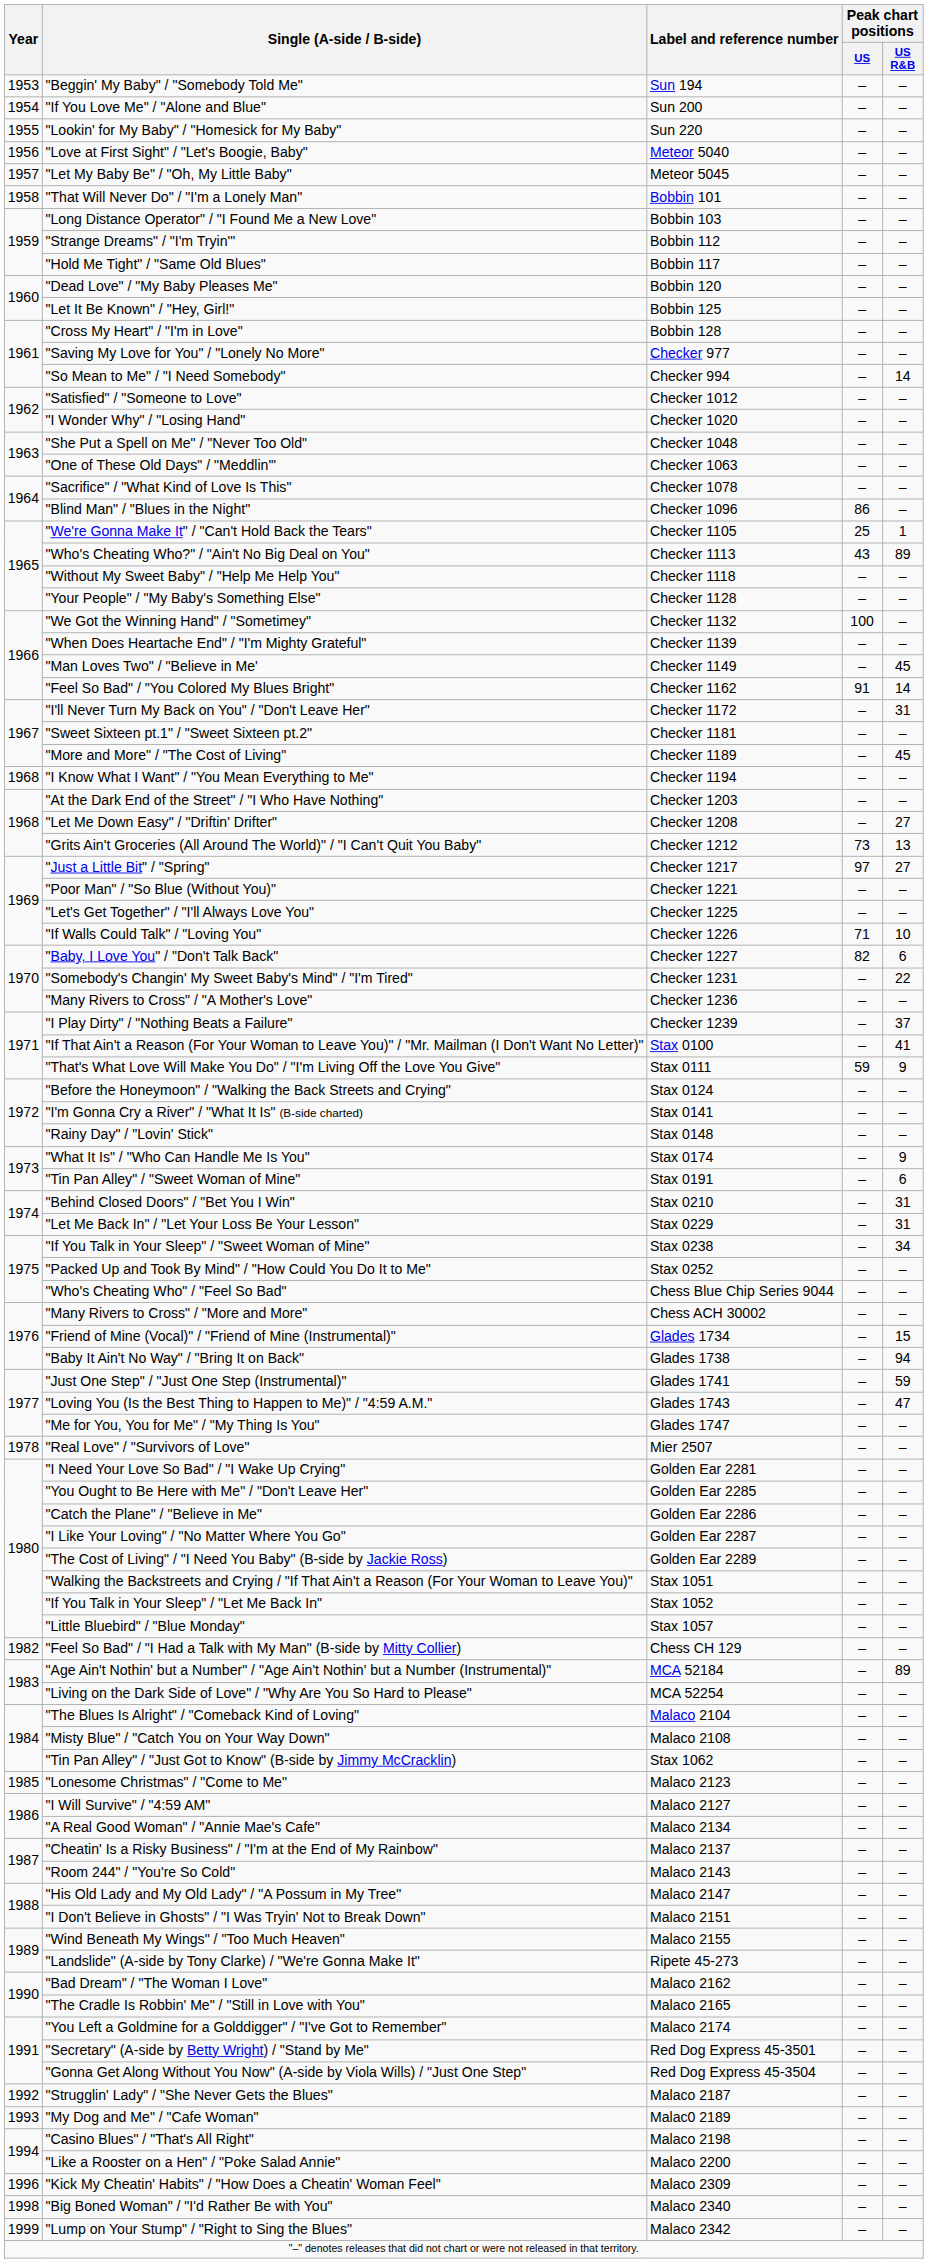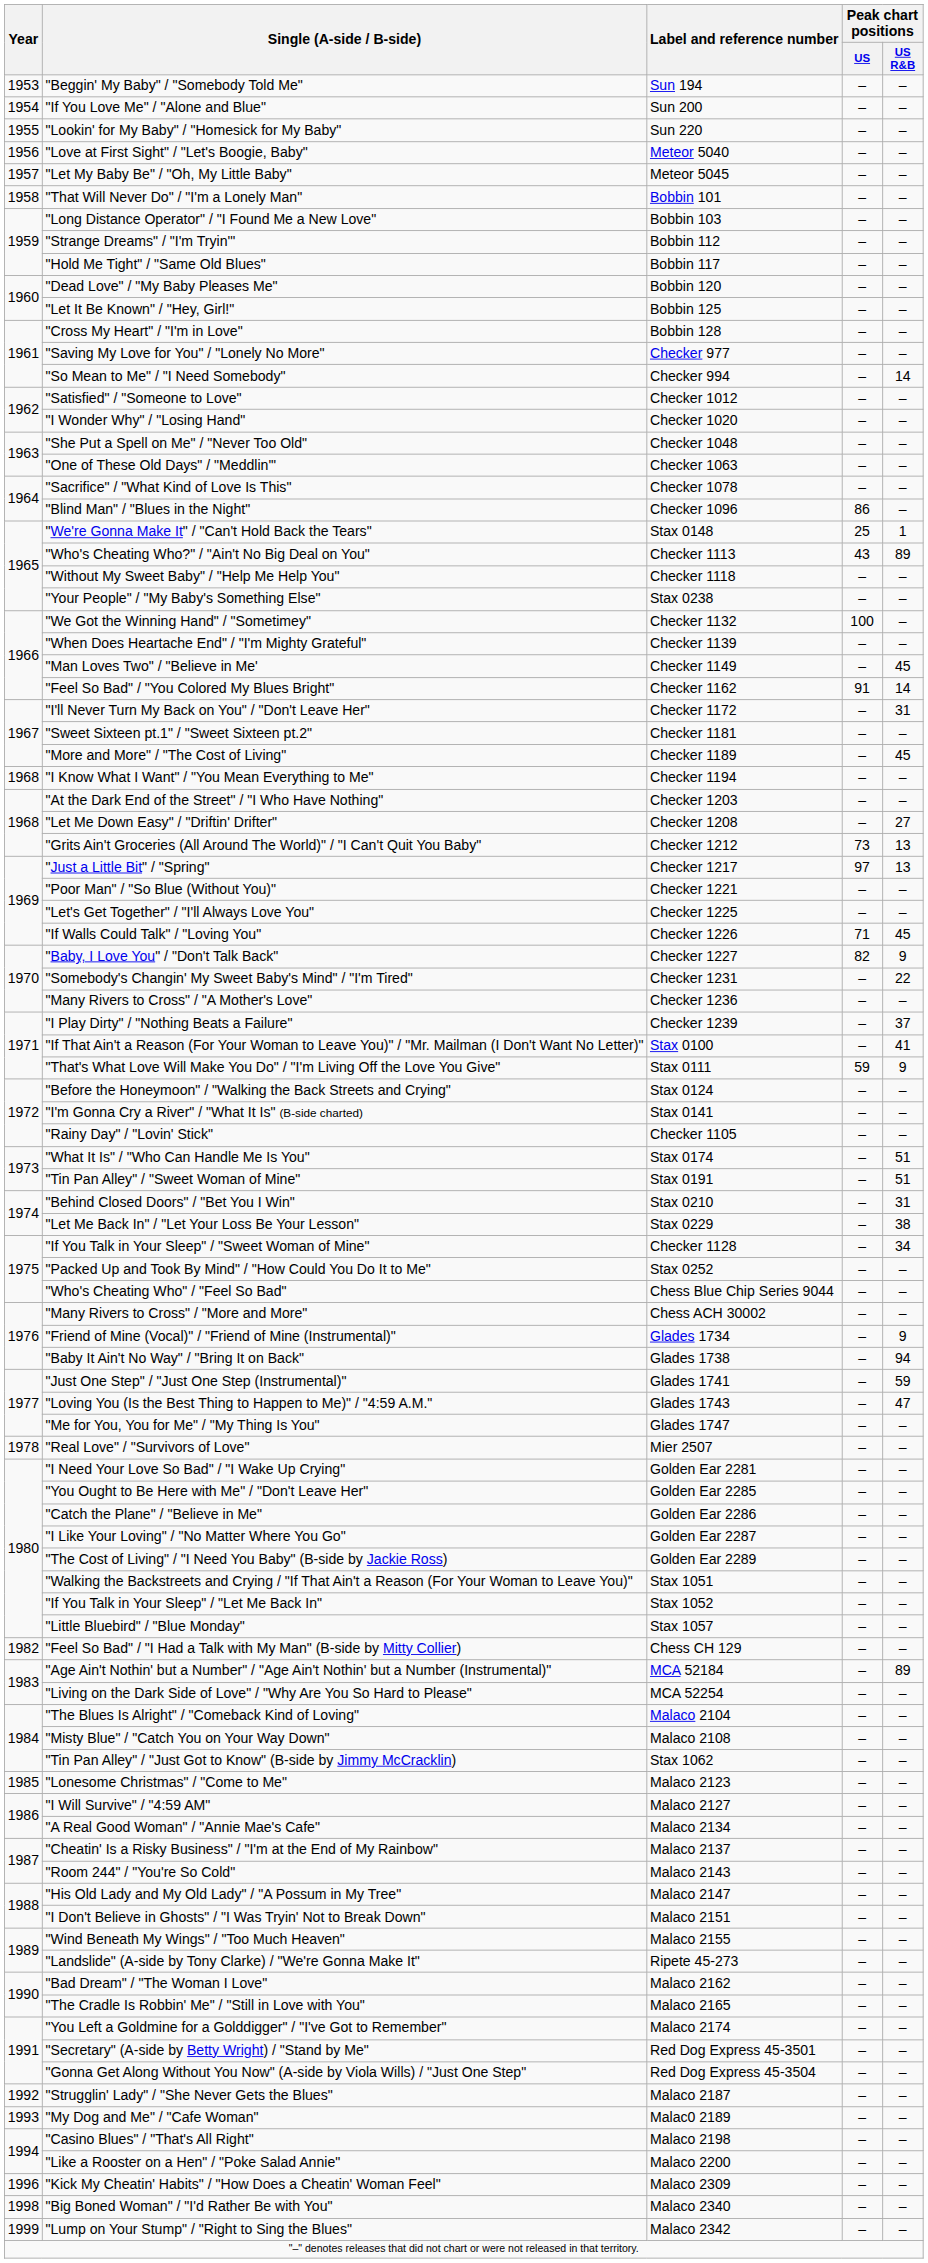(693, 532) Checker 1105 -> (682, 532) Stax 0148
(693, 599) Checker 1128 -> (682, 599) Stax 0238
(903, 867) 27 -> (903, 867) 13
(903, 934) 10 -> (903, 934) 45
(903, 956) 6 -> (903, 956) 9
(682, 1135) Stax 0148 -> (693, 1135) Checker 1105
(903, 1157) 9 -> (903, 1157) 51
(903, 1179) 6 -> (903, 1179) 51
(903, 1224) 31 -> (903, 1224) 38
(682, 1246) Stax 0238 -> (693, 1246) Checker 1128
(903, 1336) 15 -> (903, 1336) 9
